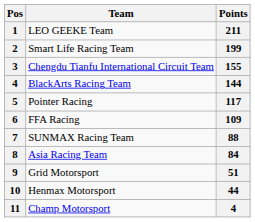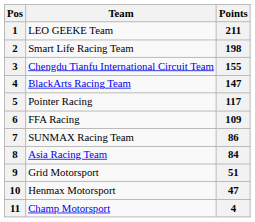(233, 48) 199 -> (233, 48) 198
(233, 83) 144 -> (233, 83) 147
(233, 137) 88 -> (233, 137) 86
(233, 190) 44 -> (233, 190) 47
